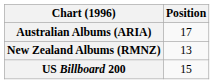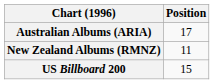(186, 50) 13 -> (186, 50) 11
